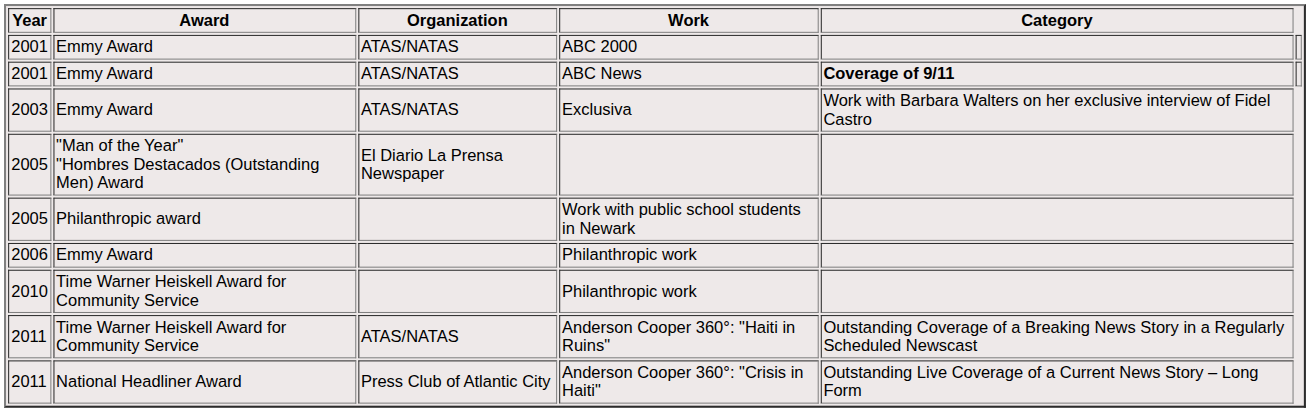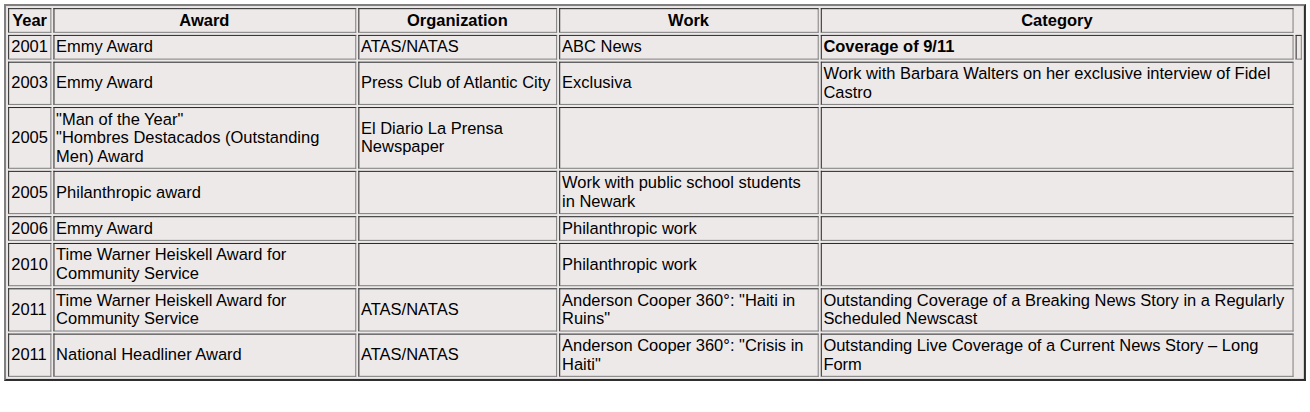- row: (30, 47)
(410, 110) ATAS/NATAS -> (456, 83) Press Club of Atlantic City
(456, 381) Press Club of Atlantic City -> (410, 355) ATAS/NATAS
